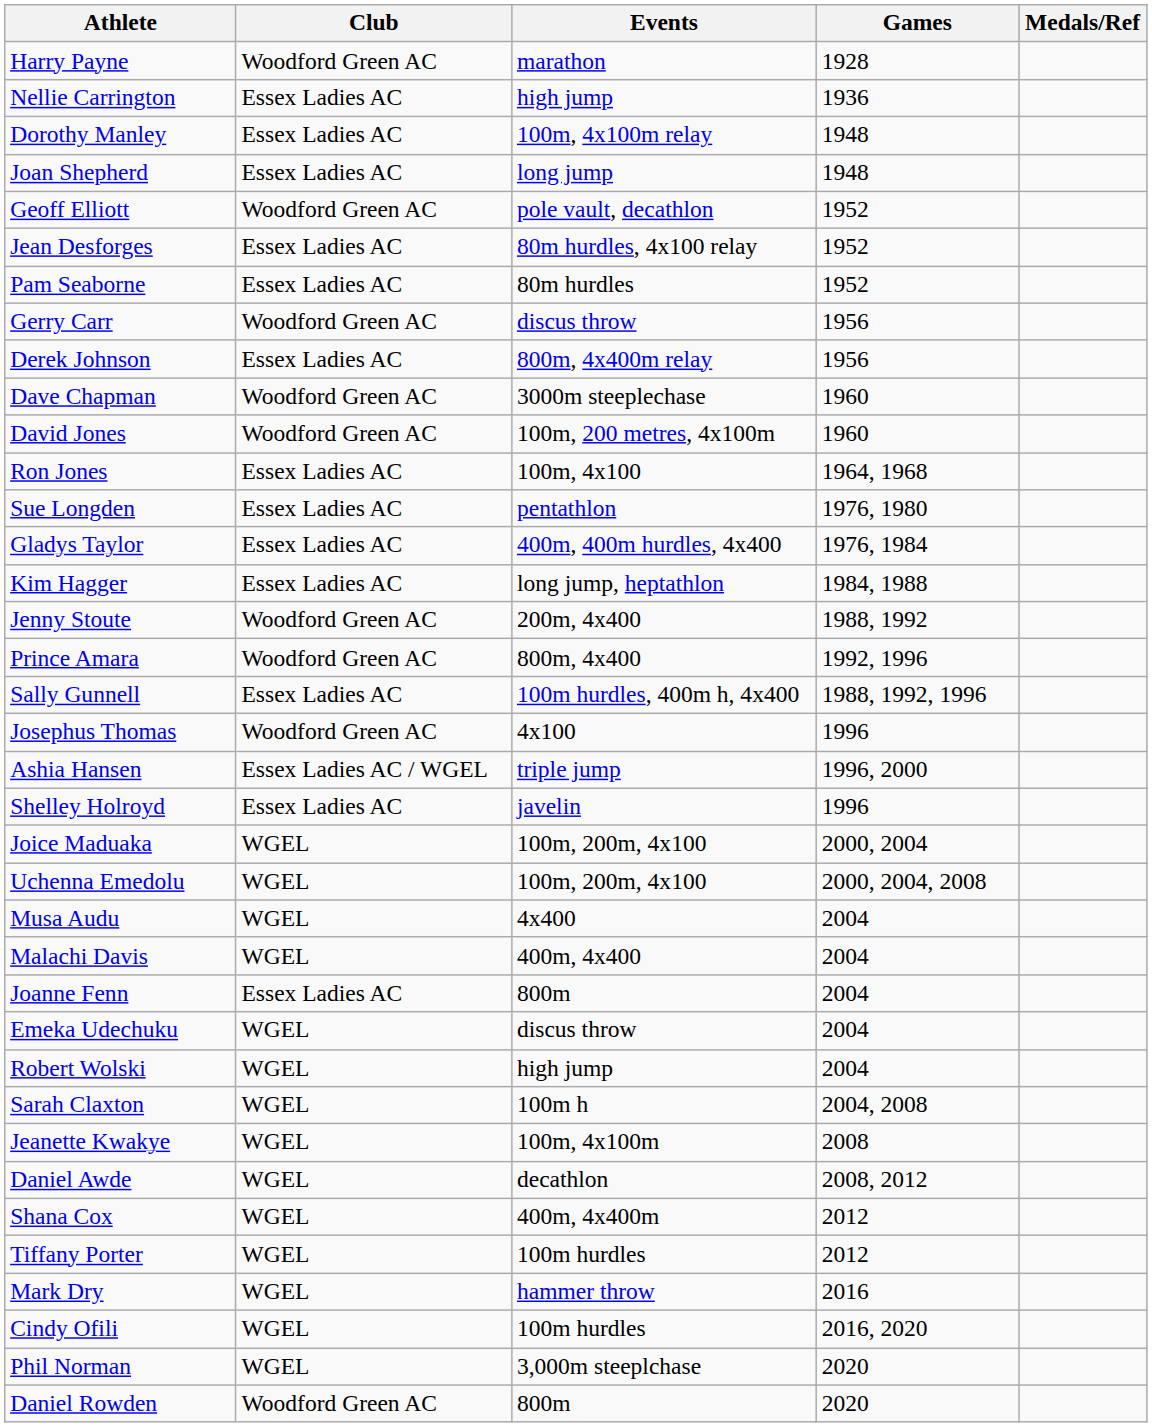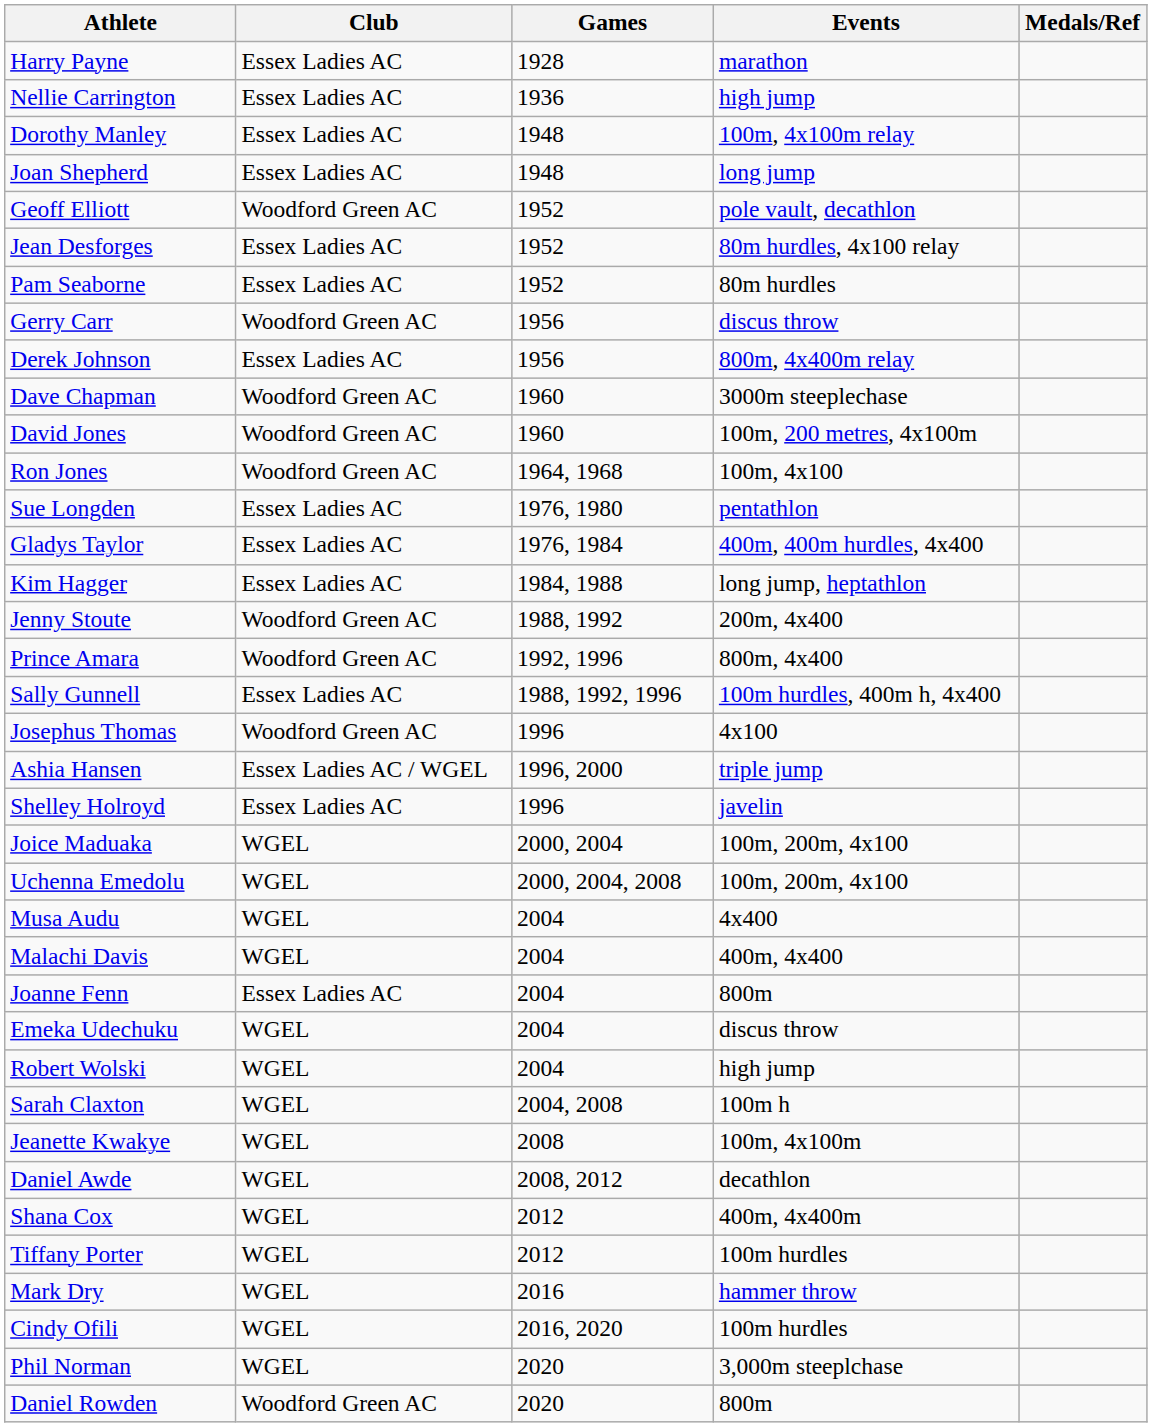columns swapped: (664, 23) <-> (917, 23)
(339, 60) Woodford Green AC -> (322, 60) Essex Ladies AC
(322, 470) Essex Ladies AC -> (339, 470) Woodford Green AC
